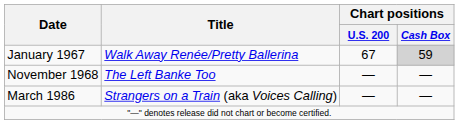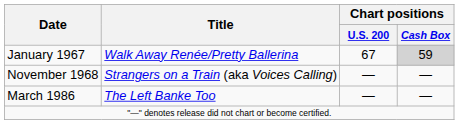(160, 75) The Left Banke Too -> (221, 75) Strangers on a Train (aka Voices Calling)
(221, 95) Strangers on a Train (aka Voices Calling) -> (160, 95) The Left Banke Too
